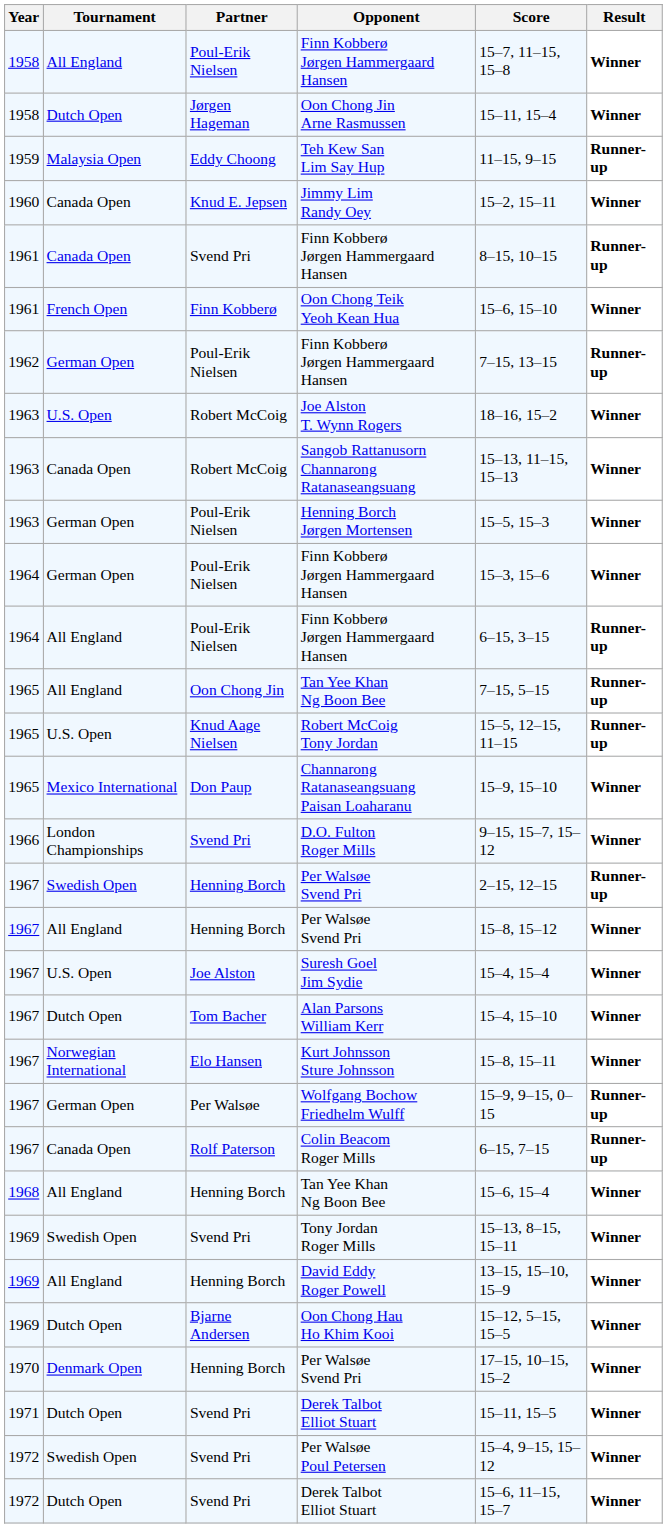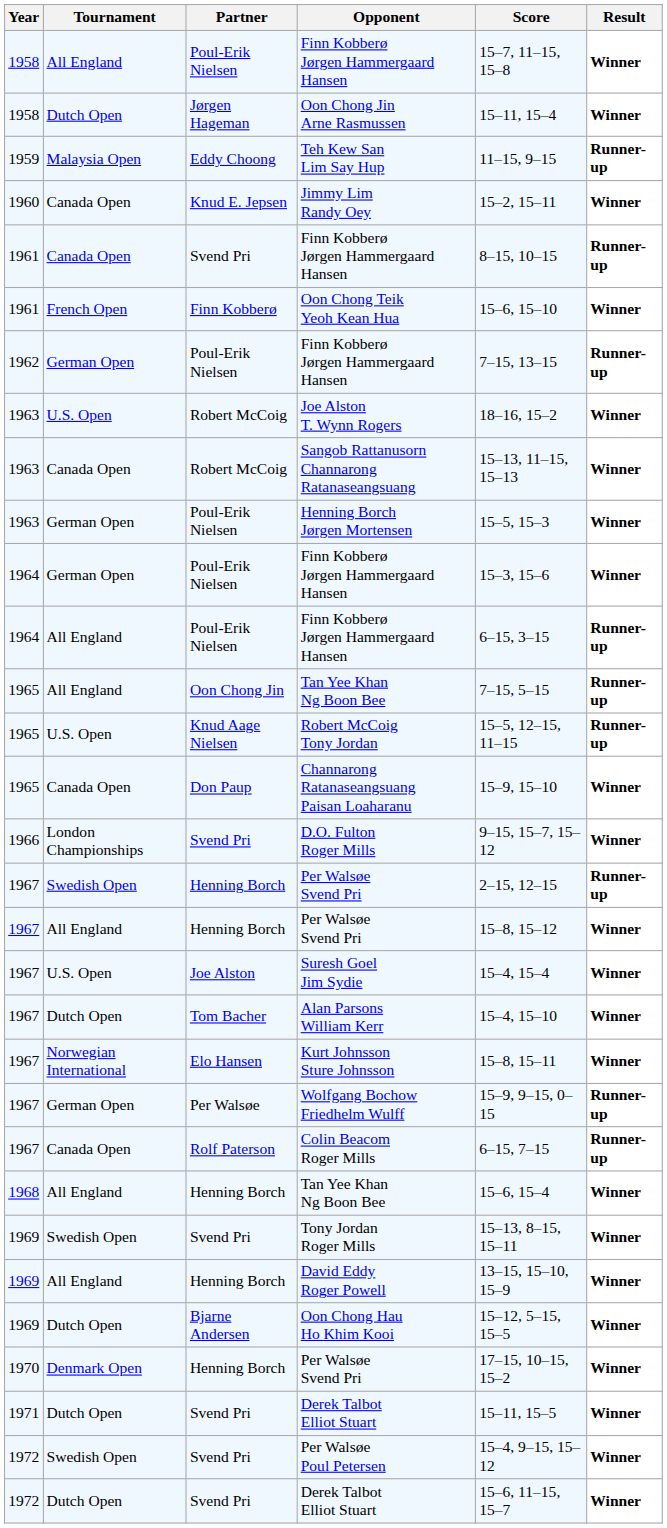(112, 788) Mexico International -> (89, 788) Canada Open
